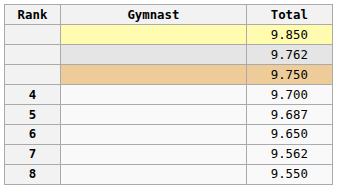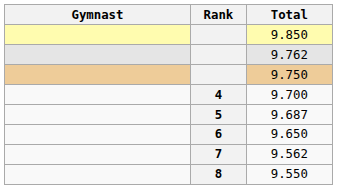columns swapped: (32, 15) <-> (153, 15)
